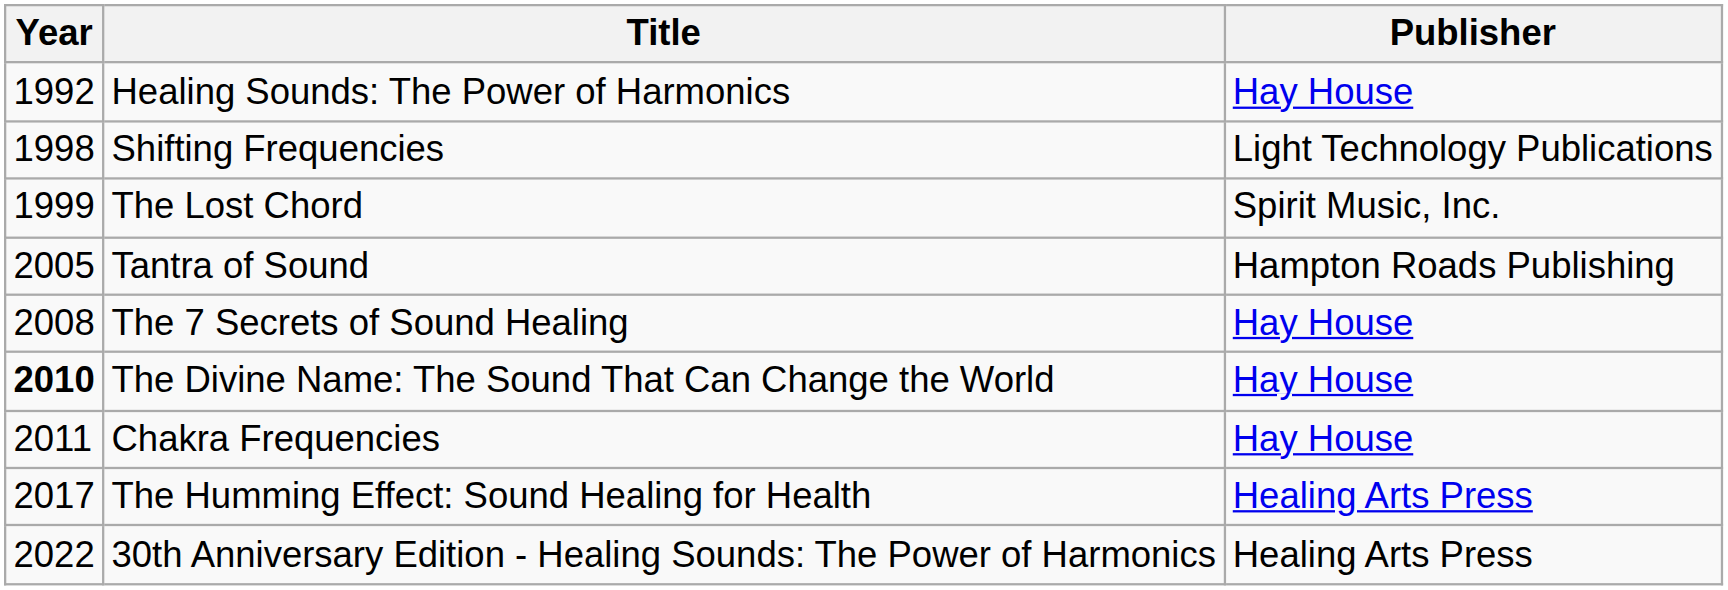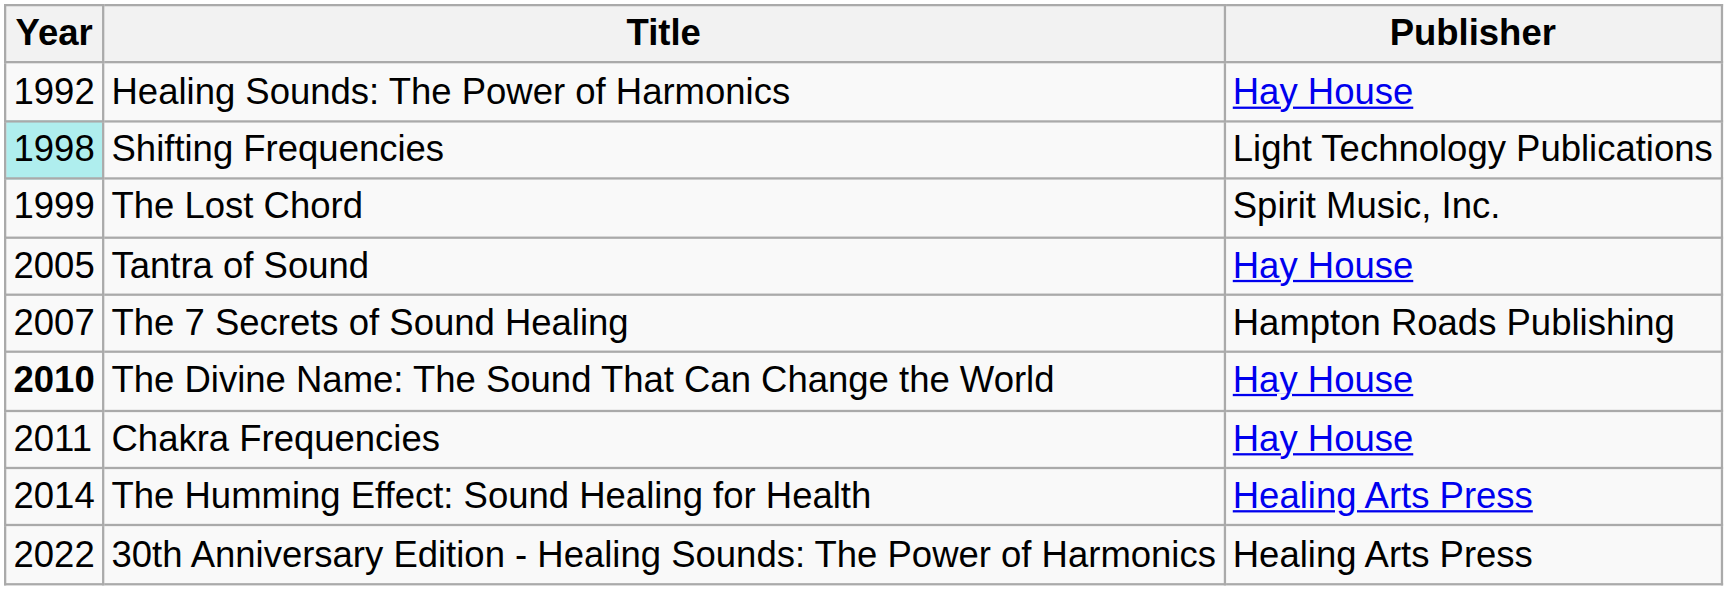(54, 149) no background -> (54, 149) paleturquoise background
(1454, 264) Hampton Roads Publishing -> (1323, 264) Hay House
(54, 322) 2008 -> (54, 322) 2007
(1323, 322) Hay House -> (1454, 322) Hampton Roads Publishing
(54, 496) 2017 -> (54, 496) 2014
